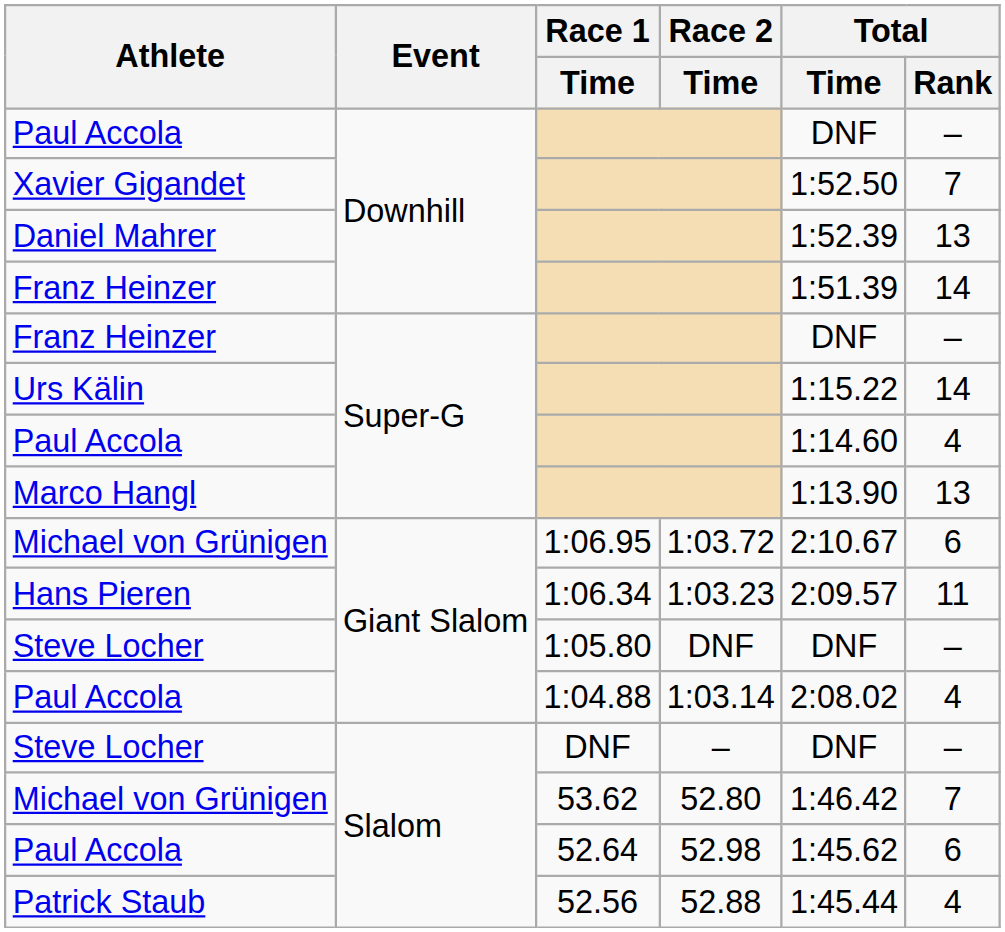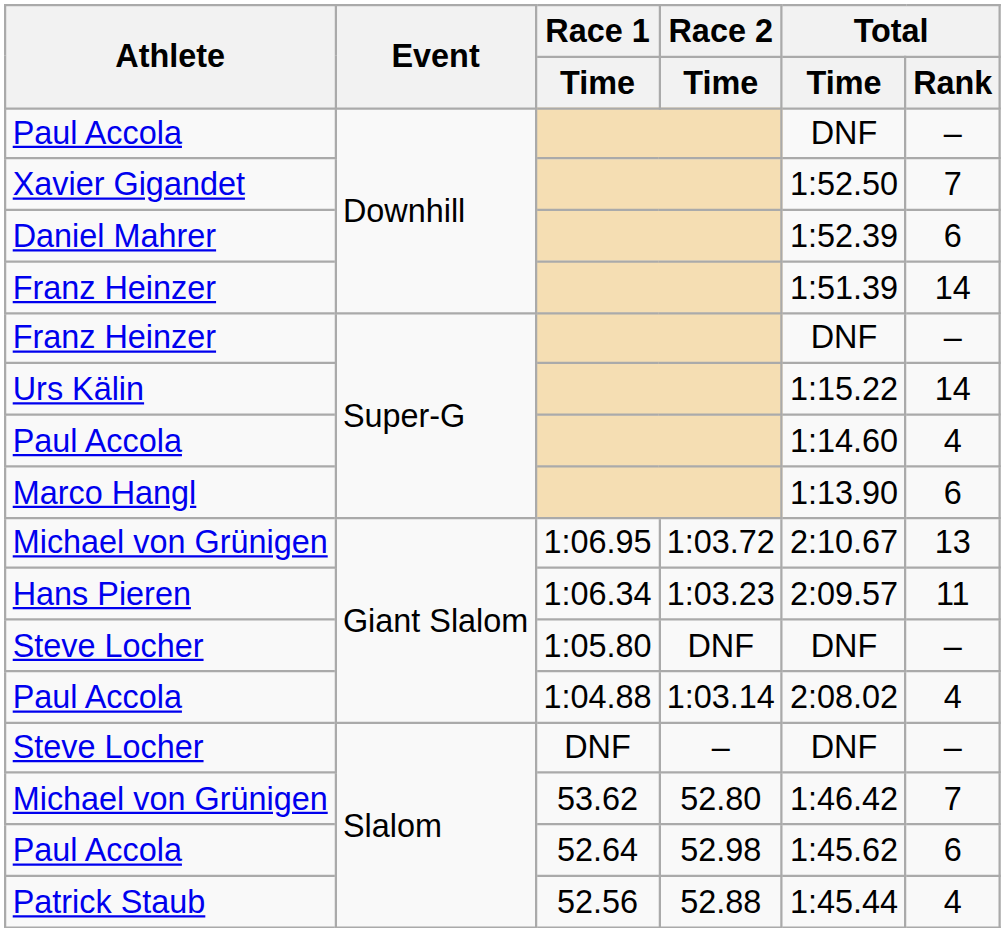(953, 236) 13 -> (953, 236) 6
(953, 492) 13 -> (953, 492) 6
(953, 543) 6 -> (953, 543) 13
